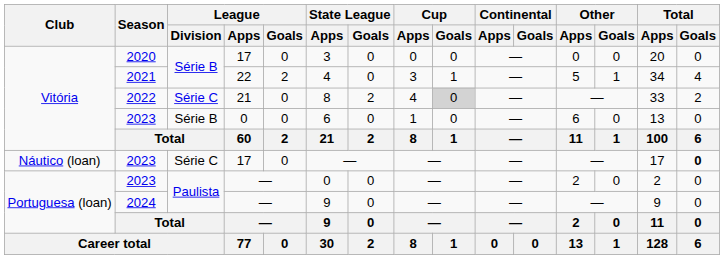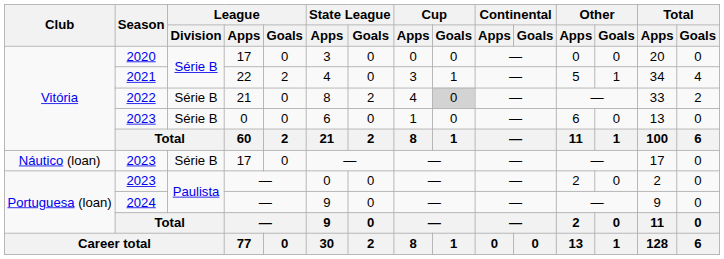(196, 98) Série C -> (196, 98) Série B
(196, 160) Série C -> (196, 160) Série B
(698, 160) bold -> (698, 160) normal
